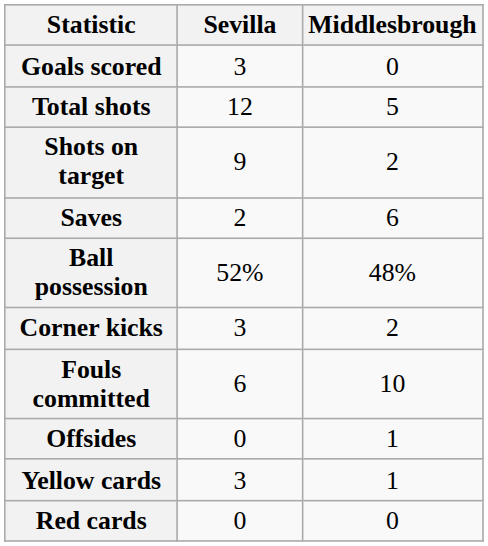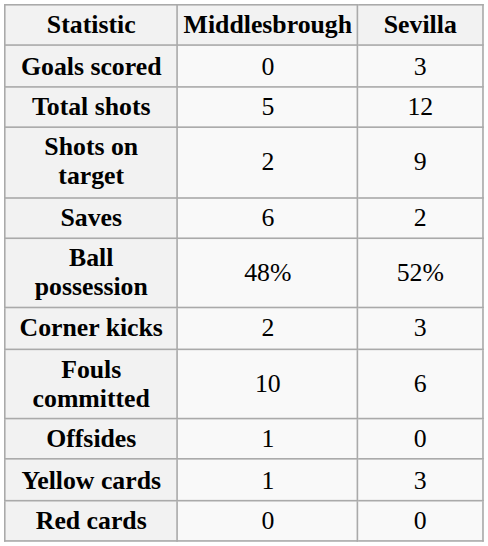columns swapped: (392, 24) <-> (240, 24)
